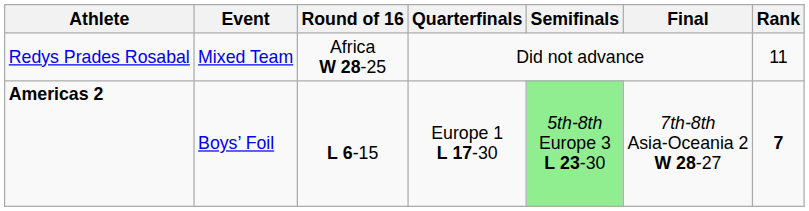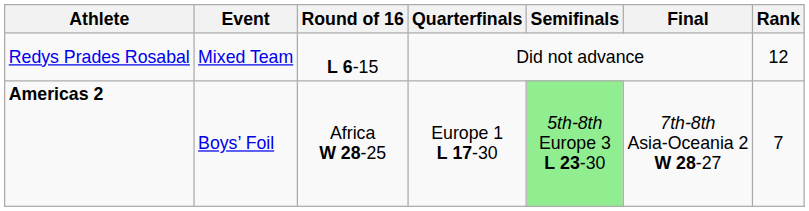(353, 57) Africa W 28-25 -> (353, 67) L 6-15
(778, 57) 11 -> (778, 57) 12
(353, 154) L 6-15 -> (353, 144) Africa W 28-25
(778, 144) bold -> (778, 144) normal
